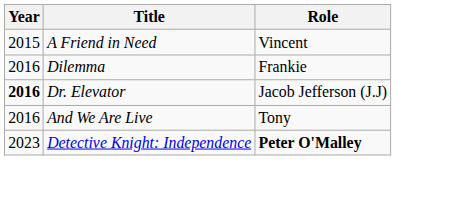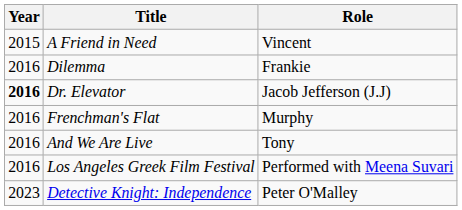+ row: (103, 117)
+ row: (151, 167)
(310, 142) bold -> (310, 192) normal
